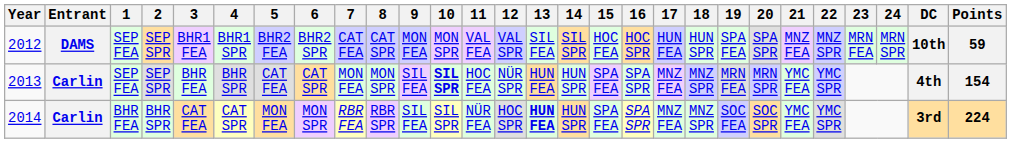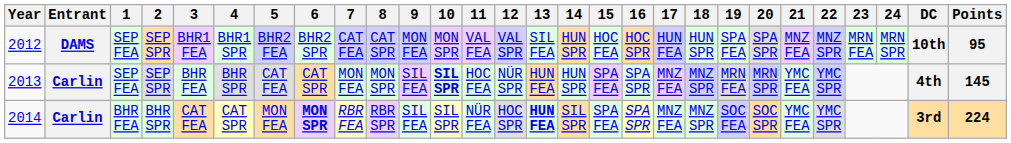(574, 45) SIL SPR -> (574, 45) HUN SPR
(977, 45) 59 -> (977, 45) 95
(977, 82) 154 -> (977, 82) 145
(315, 119) normal -> (315, 119) bold
(574, 119) HUN SPR -> (574, 119) SIL SPR
